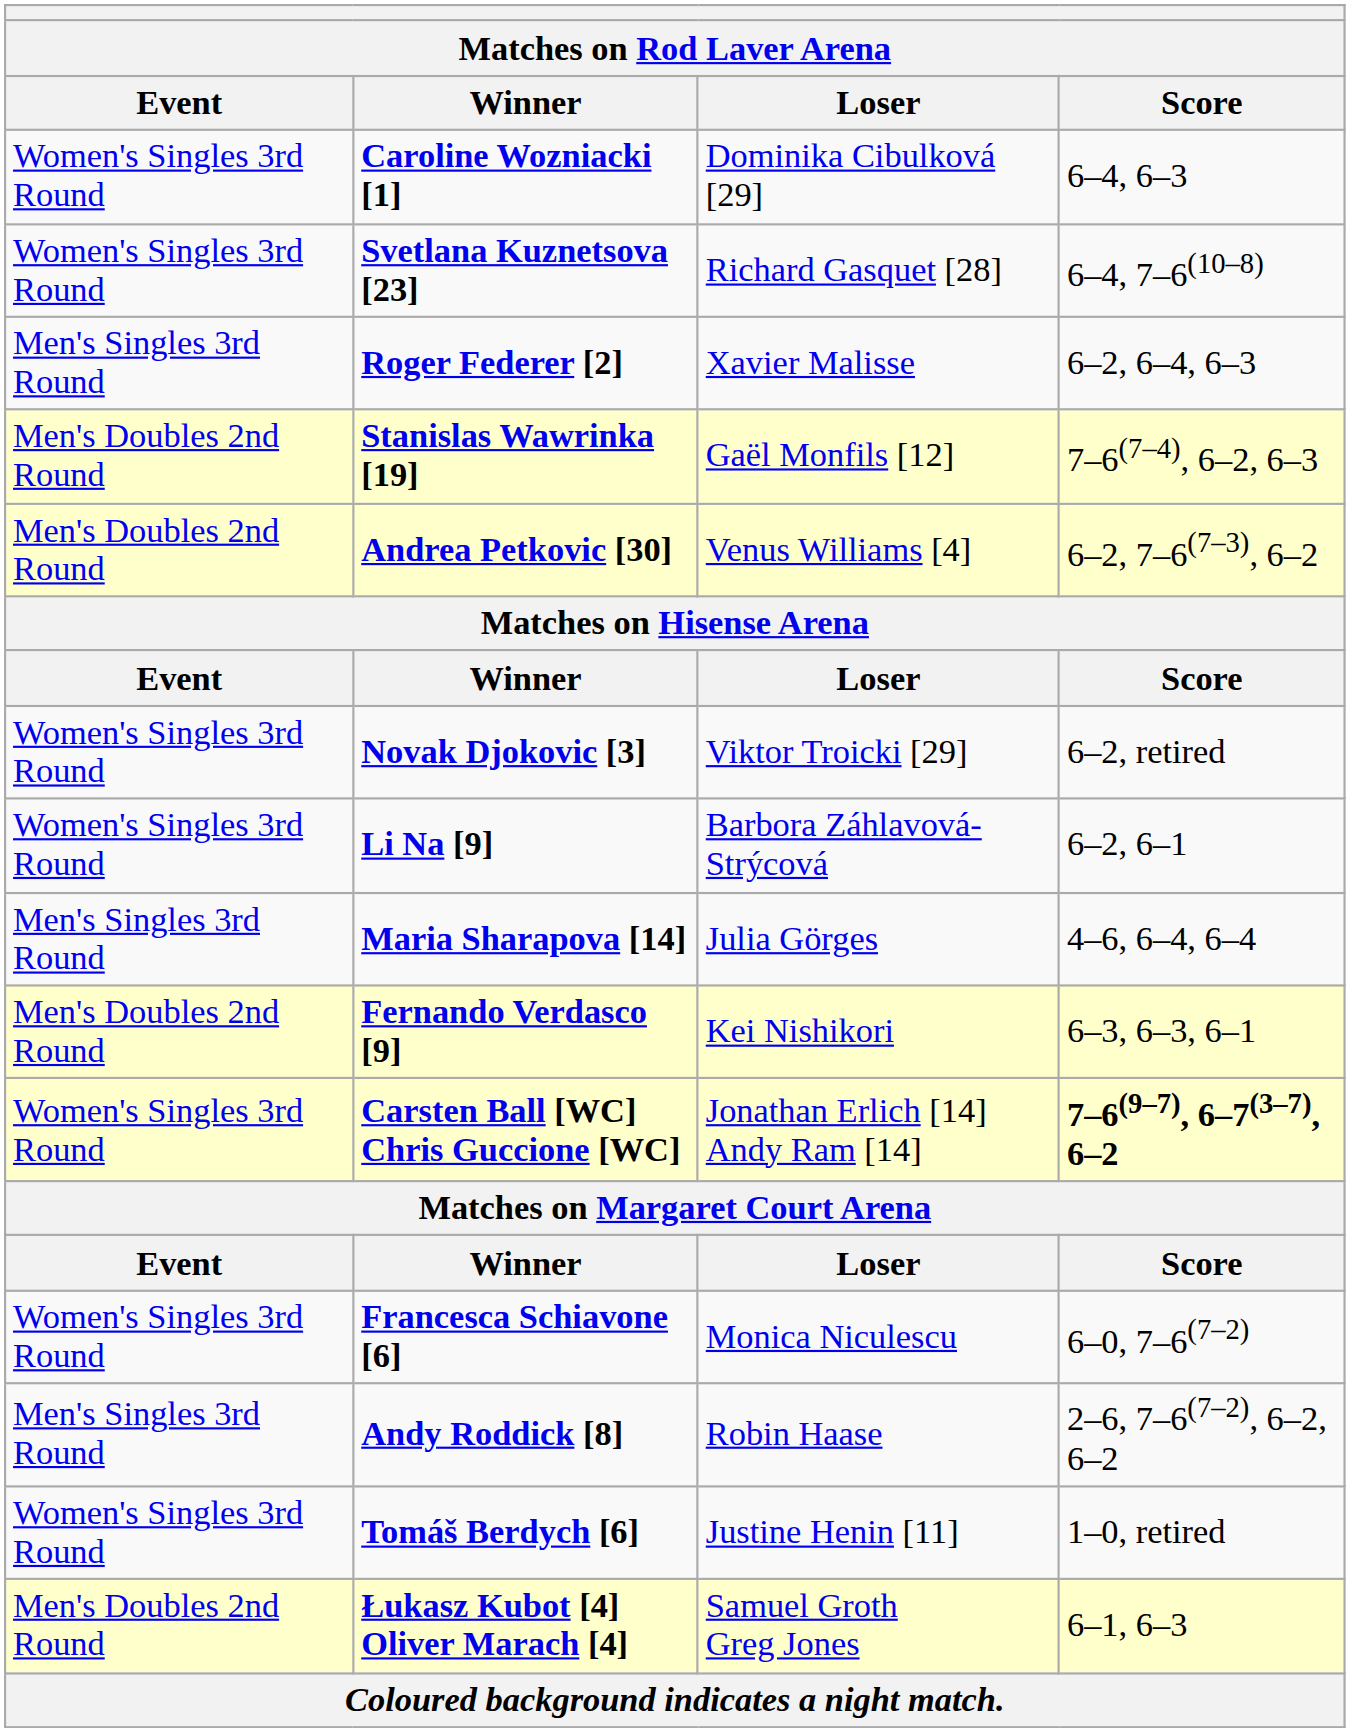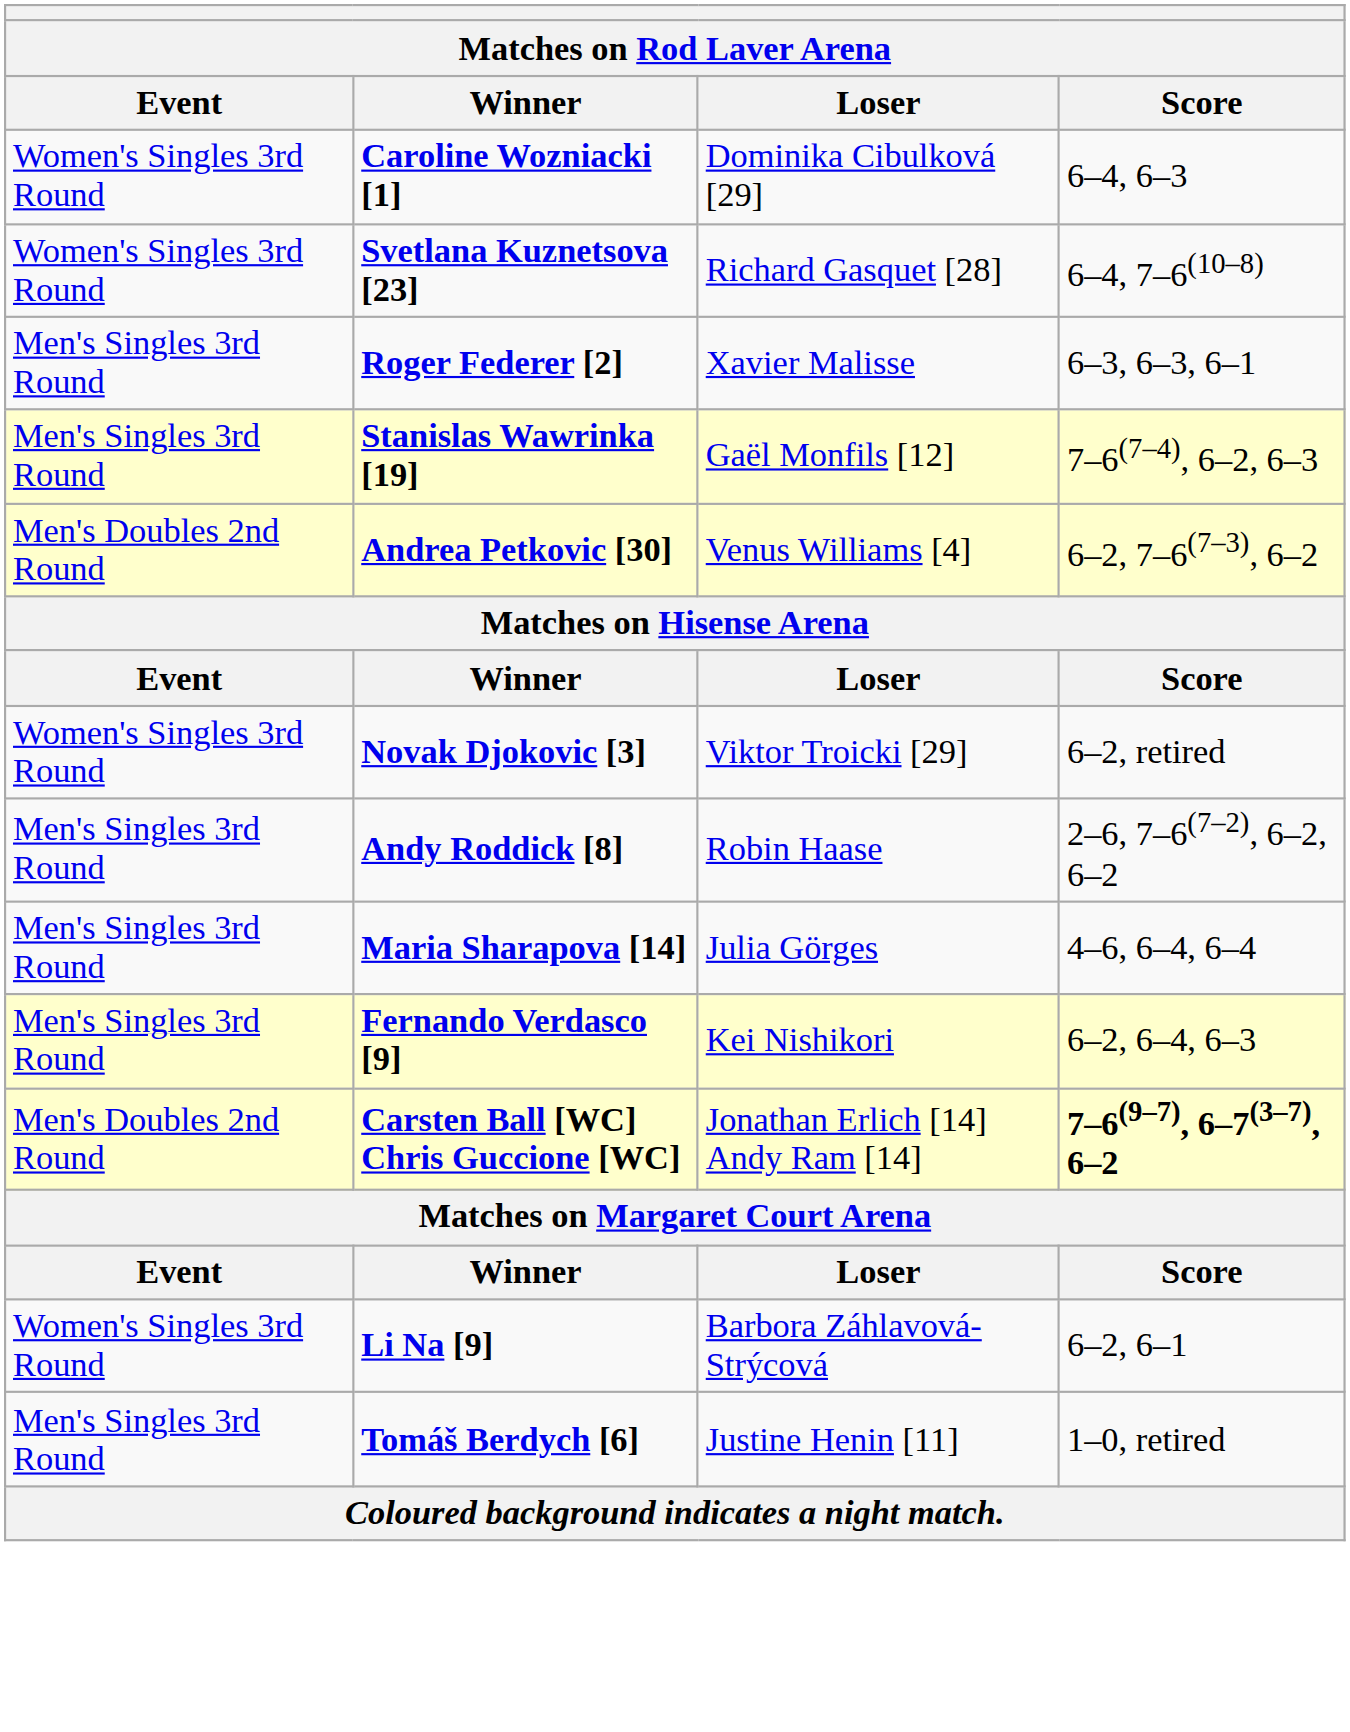(1162, 362) 6–2, 6–4, 6–3 -> (1162, 362) 6–3, 6–3, 6–1
(146, 455) Men's Doubles 2nd Round -> (137, 455) Men's Singles 3rd Round
rows swapped: (492, 1434) <-> (427, 844)
(146, 1031) Men's Doubles 2nd Round -> (137, 1040) Men's Singles 3rd Round
(1162, 1031) 6–3, 6–3, 6–1 -> (1162, 1040) 6–2, 6–4, 6–3
(158, 1129) Women's Singles 3rd Round -> (146, 1138) Men's Doubles 2nd Round
- row: (515, 1336)
(158, 1532) Women's Singles 3rd Round -> (137, 1438) Men's Singles 3rd Round
- row: (495, 1625)
